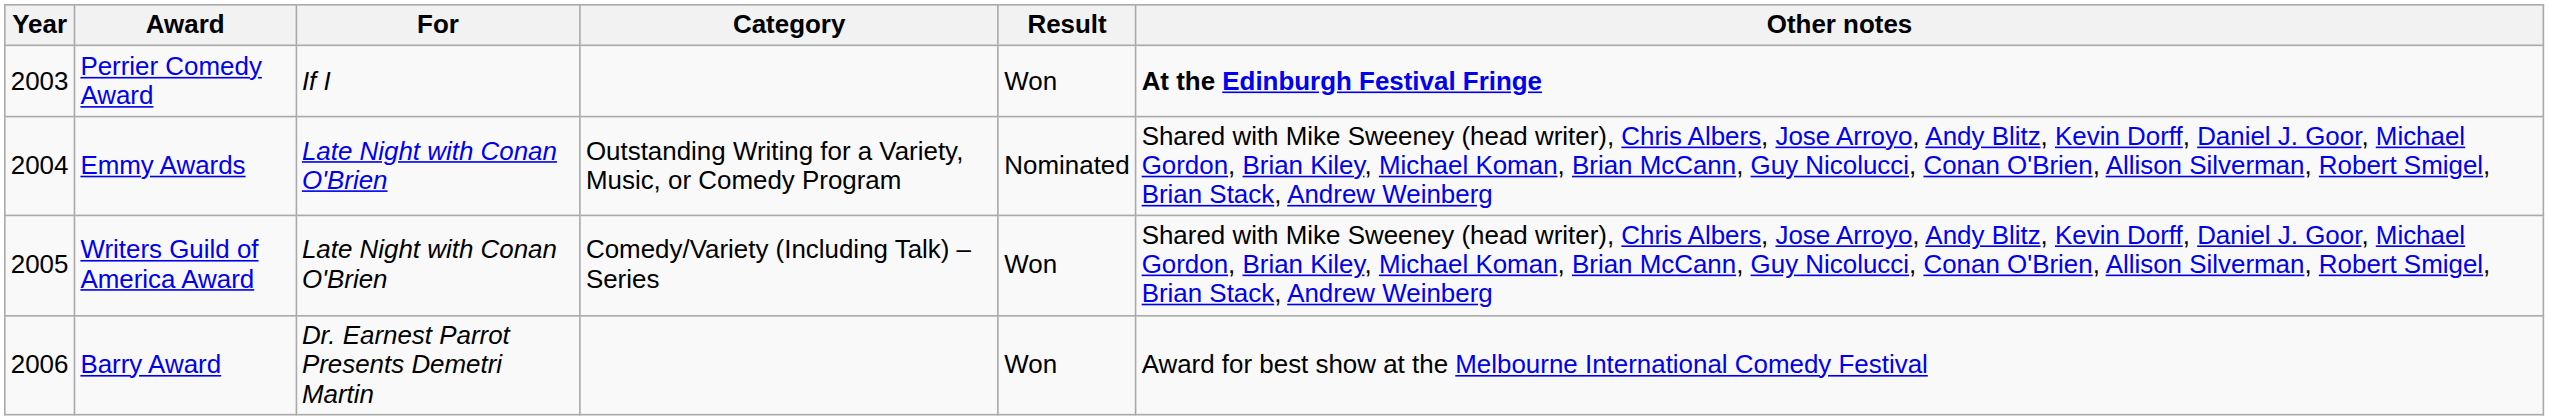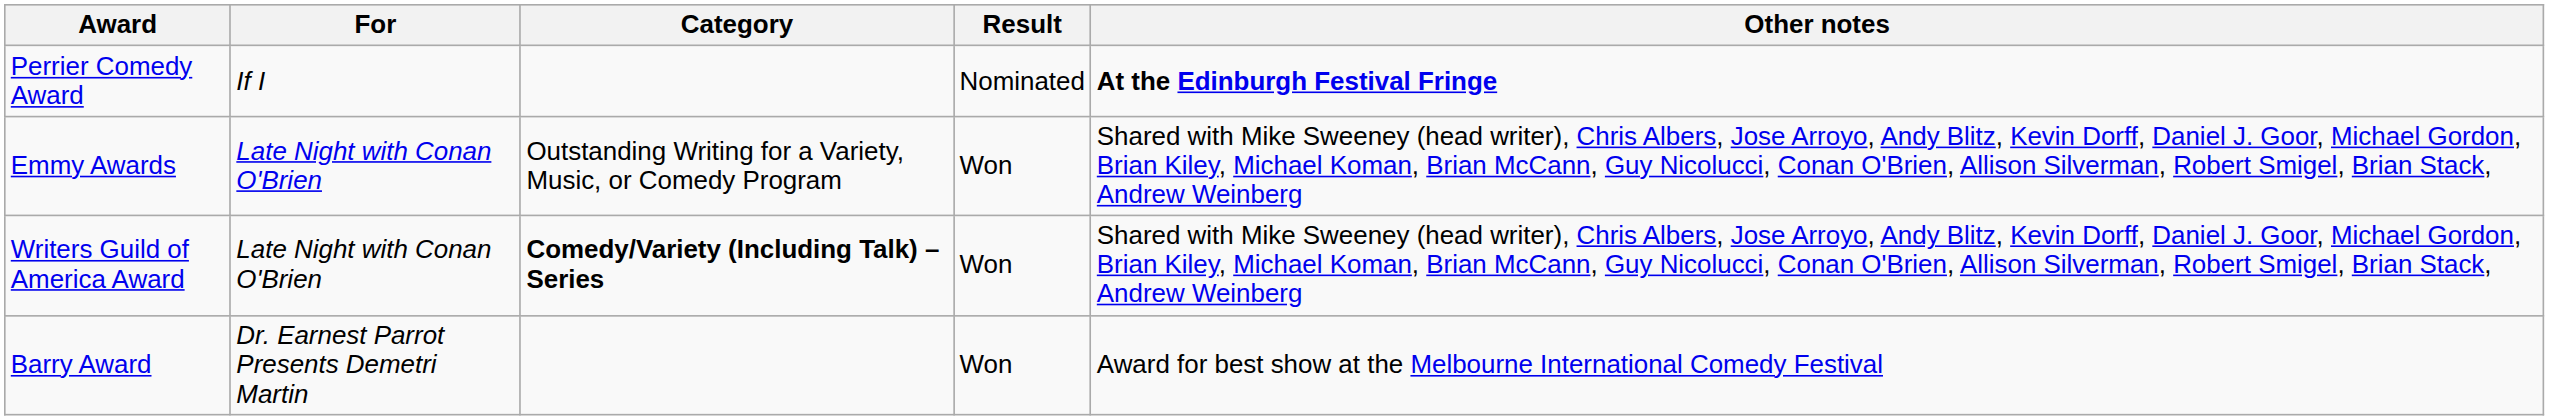- column: (40, 25)
(1031, 80) Won -> (1022, 80) Nominated
(1067, 165) Nominated -> (986, 165) Won
(778, 265) normal -> (733, 265) bold
